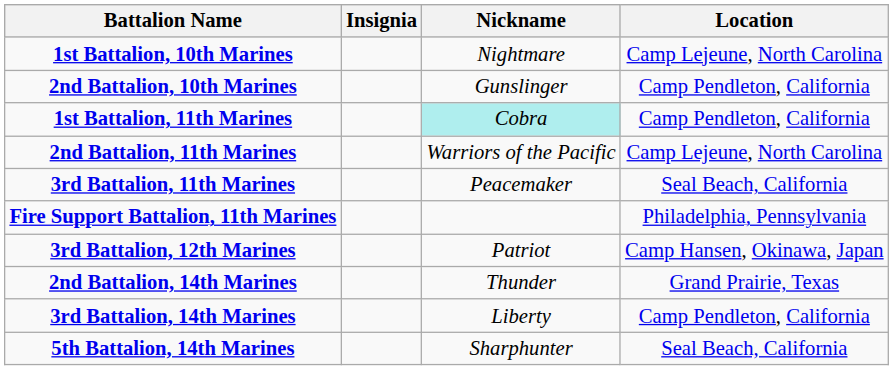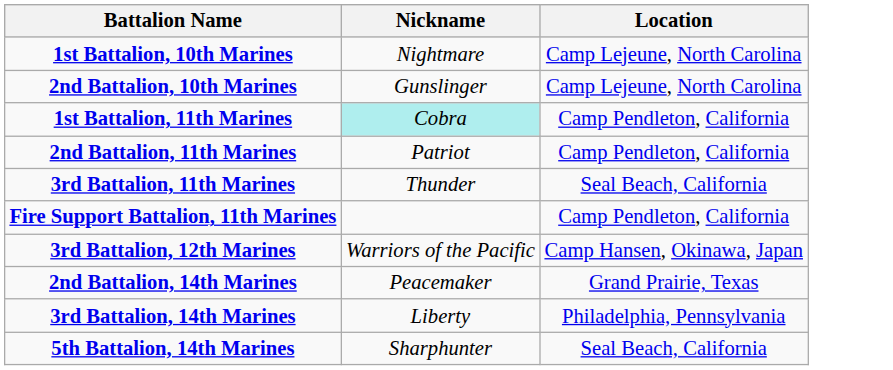- column: (381, 20)
(754, 86) Camp Pendleton, California -> (674, 86) Camp Lejeune, North Carolina
(521, 151) Warriors of the Pacific -> (440, 151) Patriot
(754, 151) Camp Lejeune, North Carolina -> (674, 151) Camp Pendleton, California
(521, 184) Peacemaker -> (440, 184) Thunder
(754, 217) Philadelphia, Pennsylvania -> (674, 217) Camp Pendleton, California
(521, 250) Patriot -> (440, 250) Warriors of the Pacific
(521, 282) Thunder -> (440, 282) Peacemaker
(754, 315) Camp Pendleton, California -> (674, 315) Philadelphia, Pennsylvania
